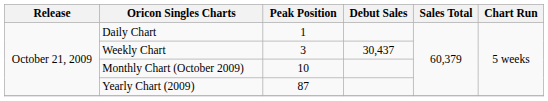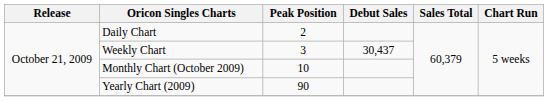(303, 31) 1 -> (303, 31) 2
(303, 86) 87 -> (303, 86) 90
